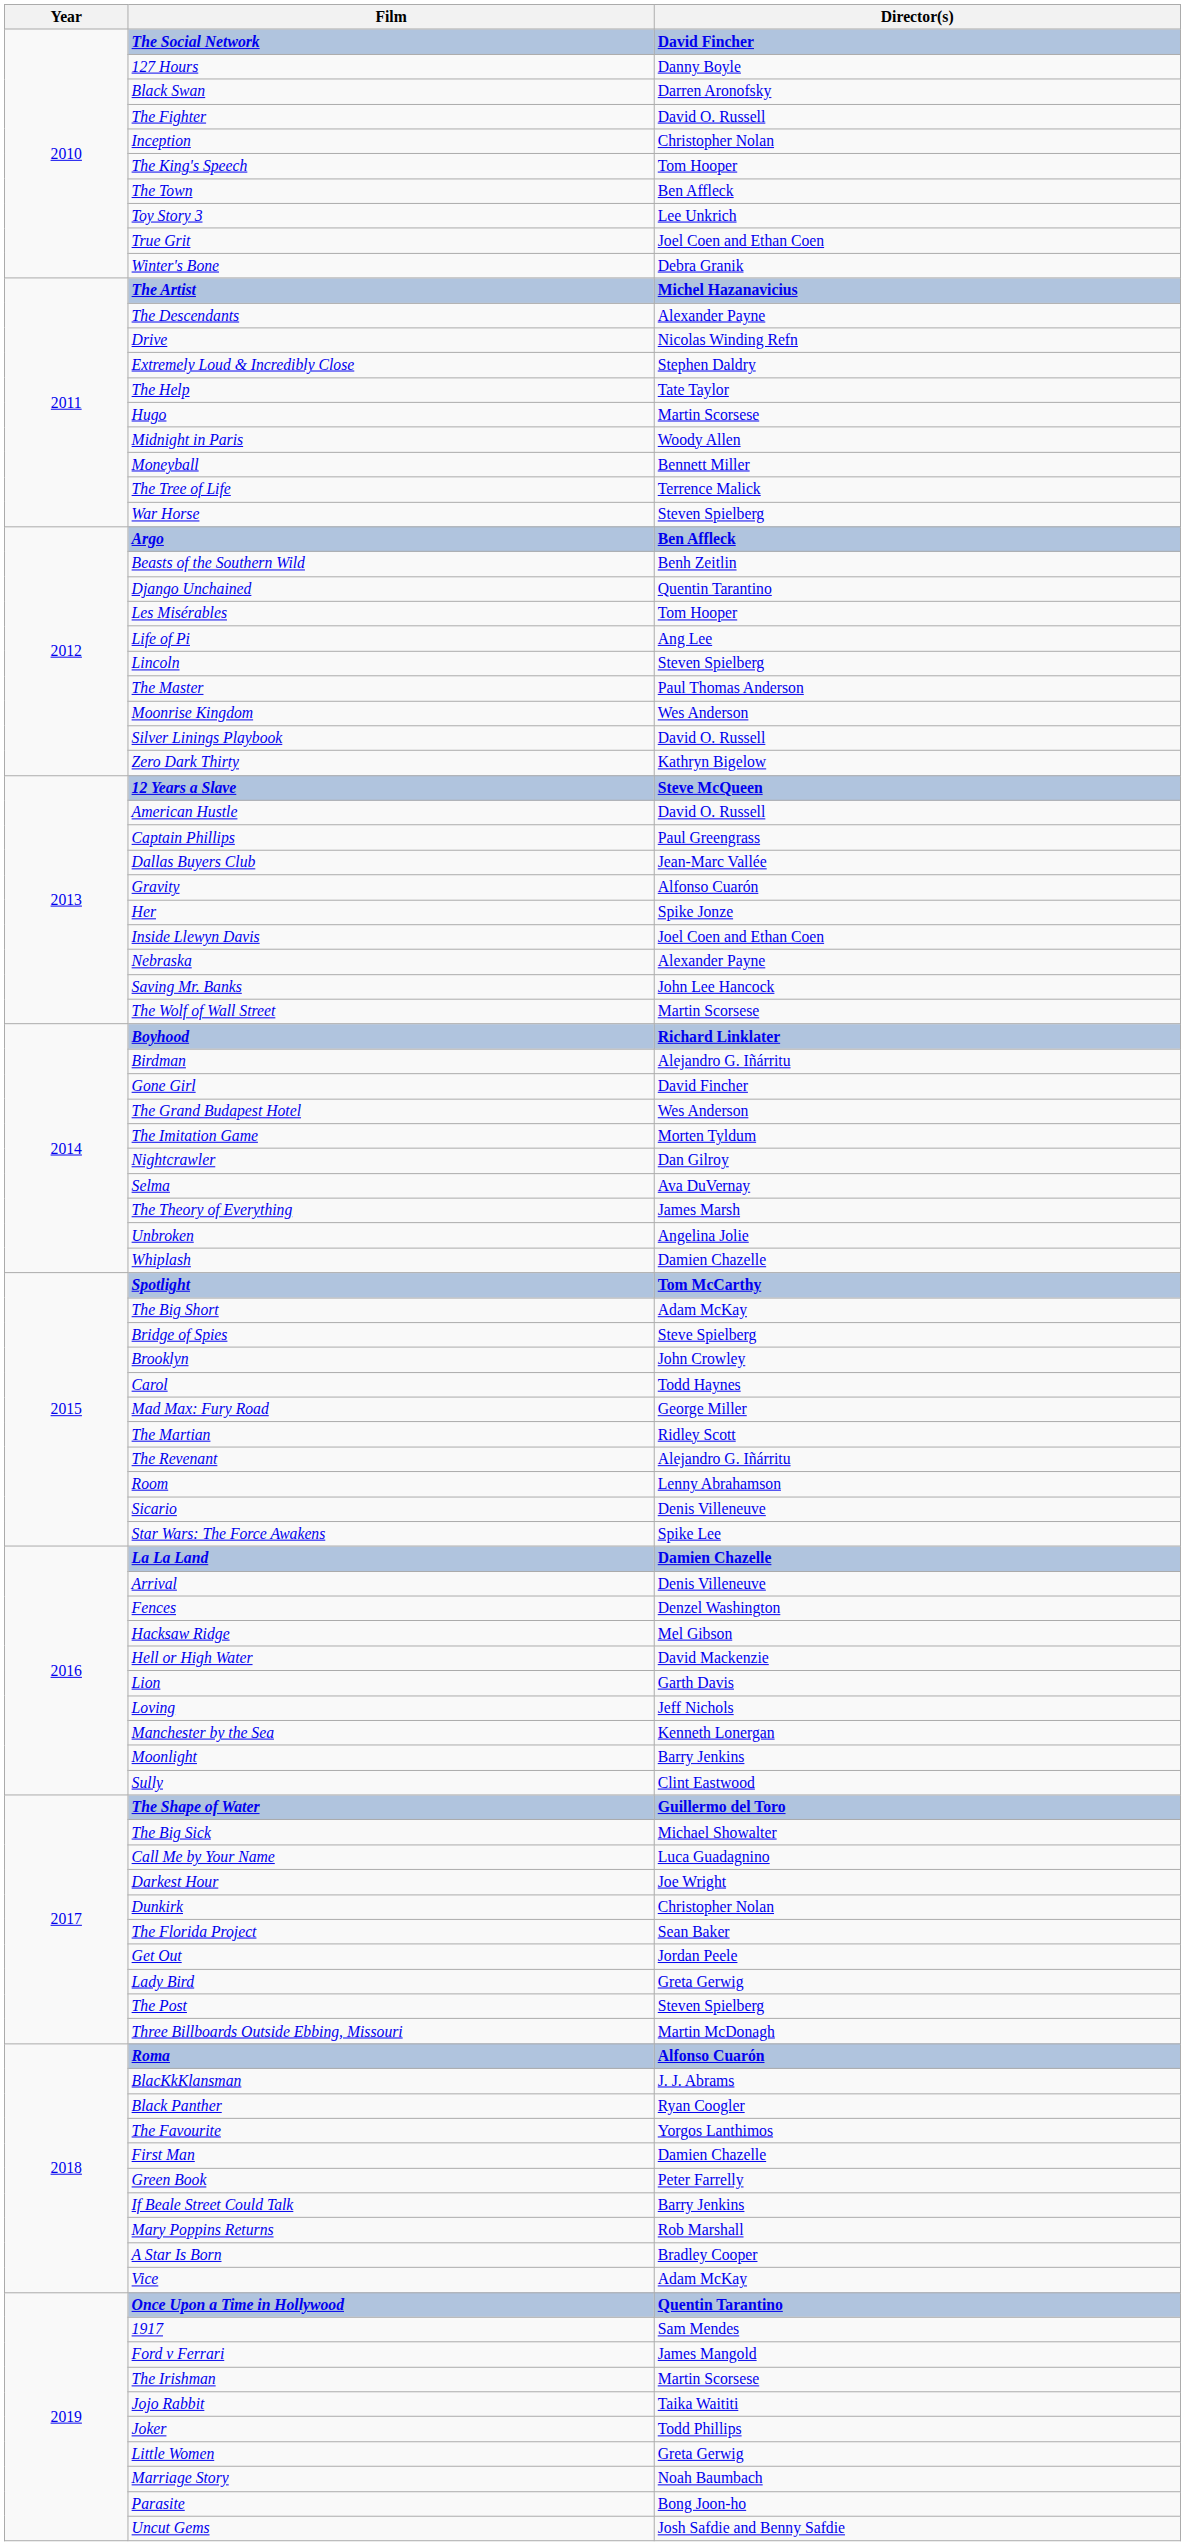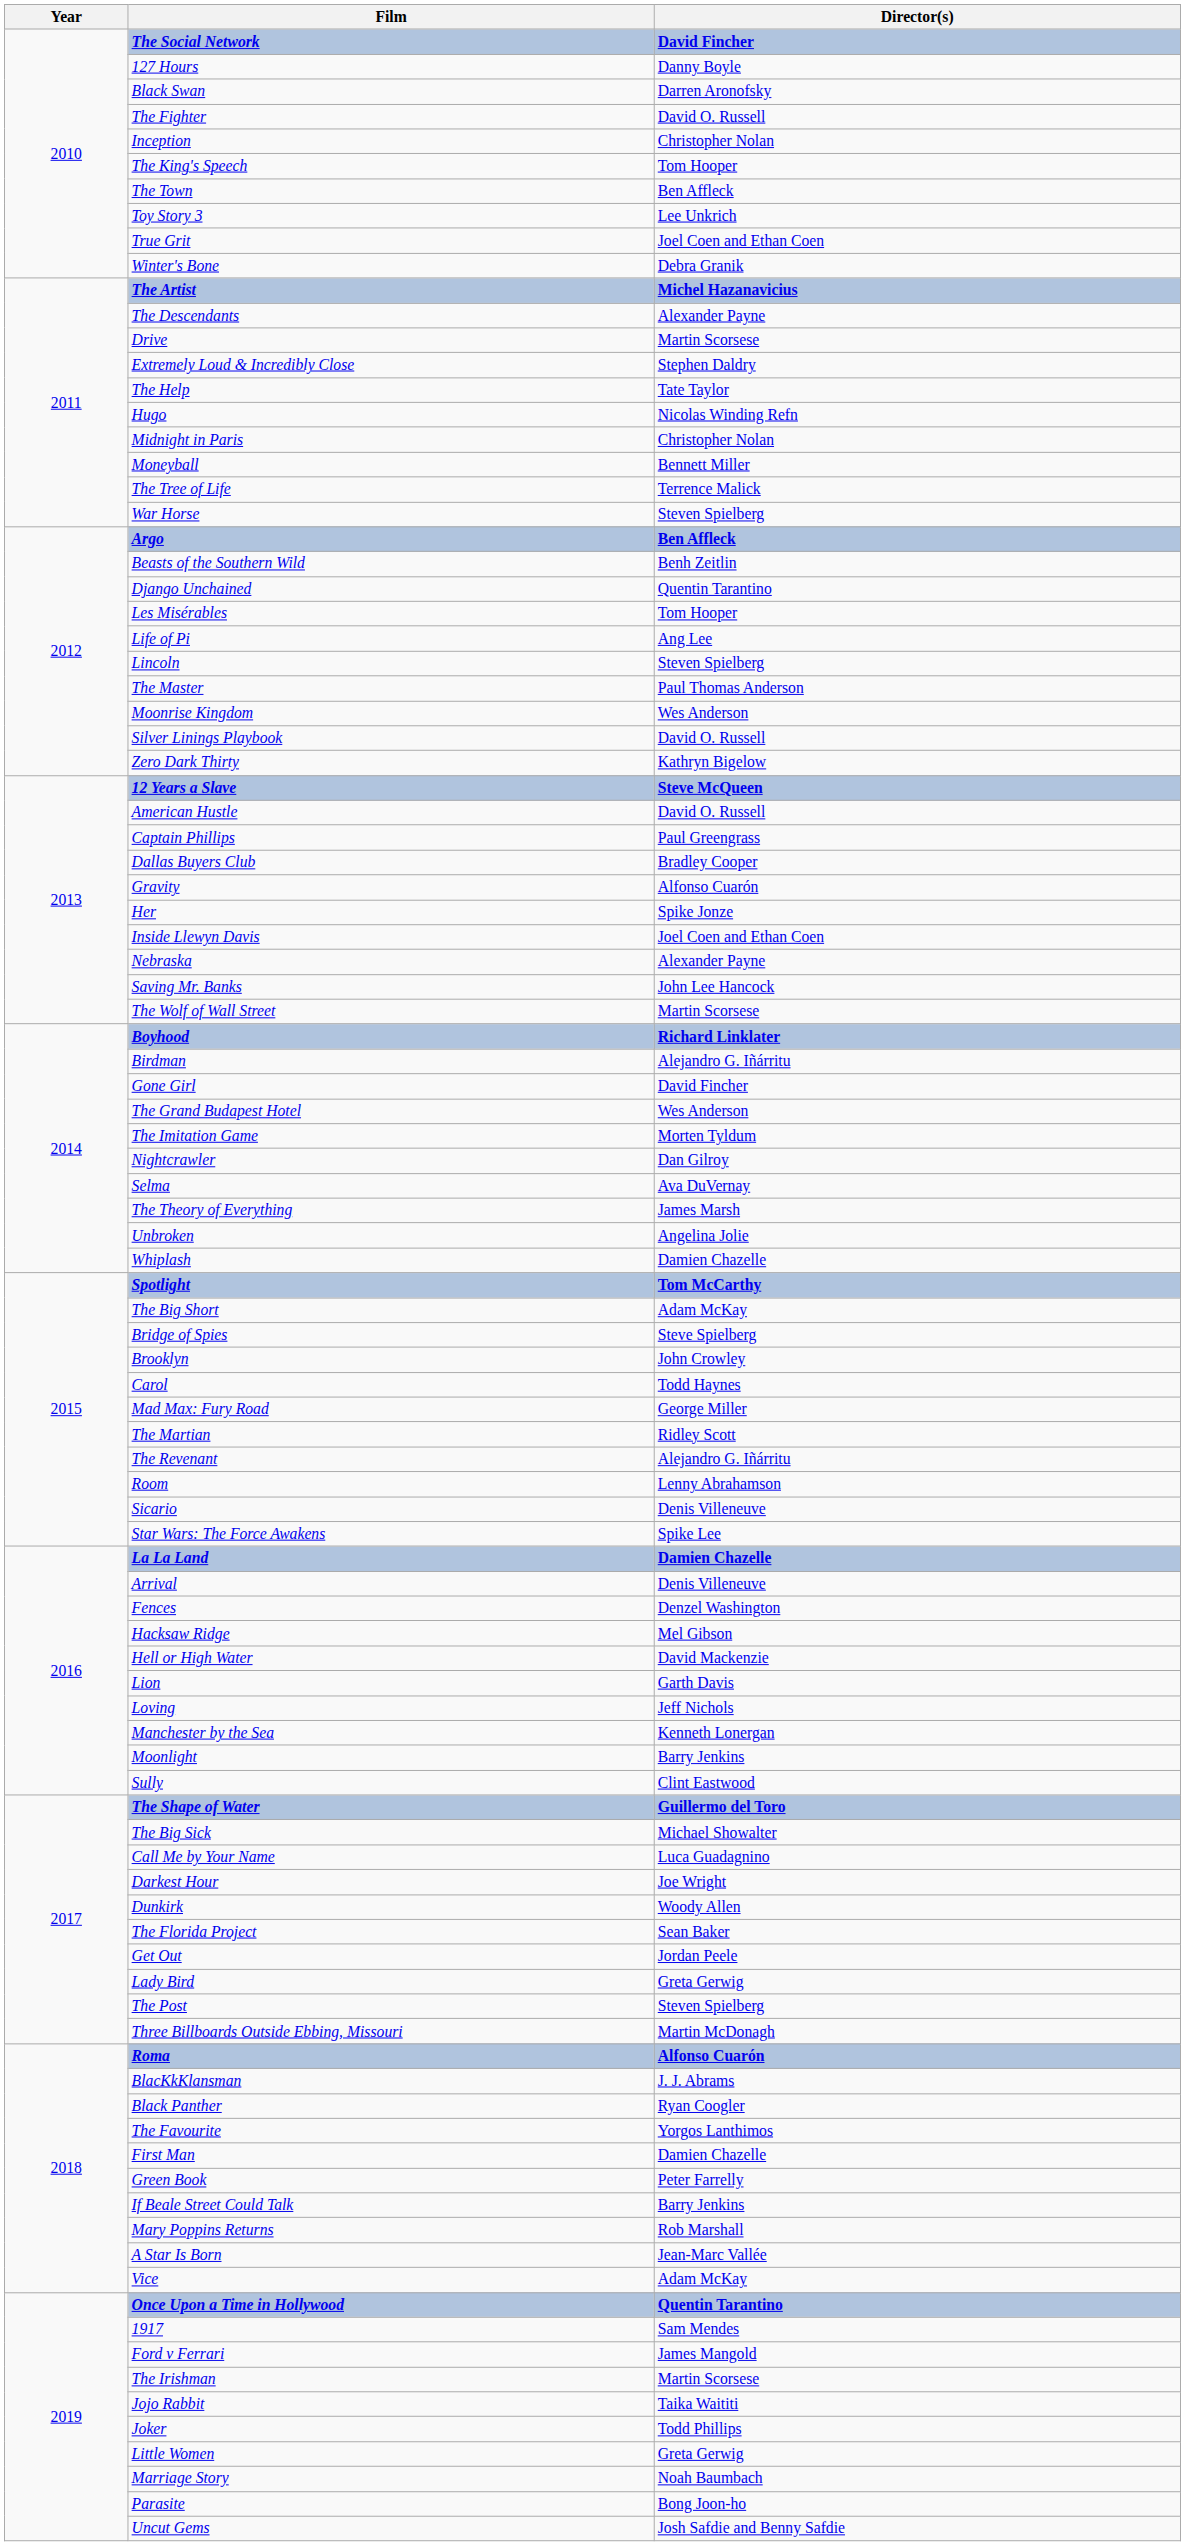(728, 340) Nicolas Winding Refn -> (708, 340) Martin Scorsese
(708, 414) Martin Scorsese -> (728, 414) Nicolas Winding Refn
(699, 439) Woody Allen -> (716, 439) Christopher Nolan
(712, 862) Jean-Marc Vallée -> (708, 862) Bradley Cooper
(716, 1906) Christopher Nolan -> (699, 1906) Woody Allen
(708, 2255) Bradley Cooper -> (712, 2255) Jean-Marc Vallée
